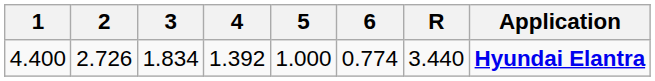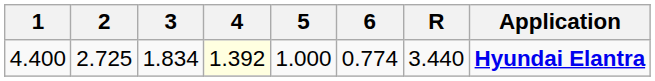(104, 57) 2.726 -> (104, 57) 2.725
(237, 57) no background -> (237, 57) lightyellow background
